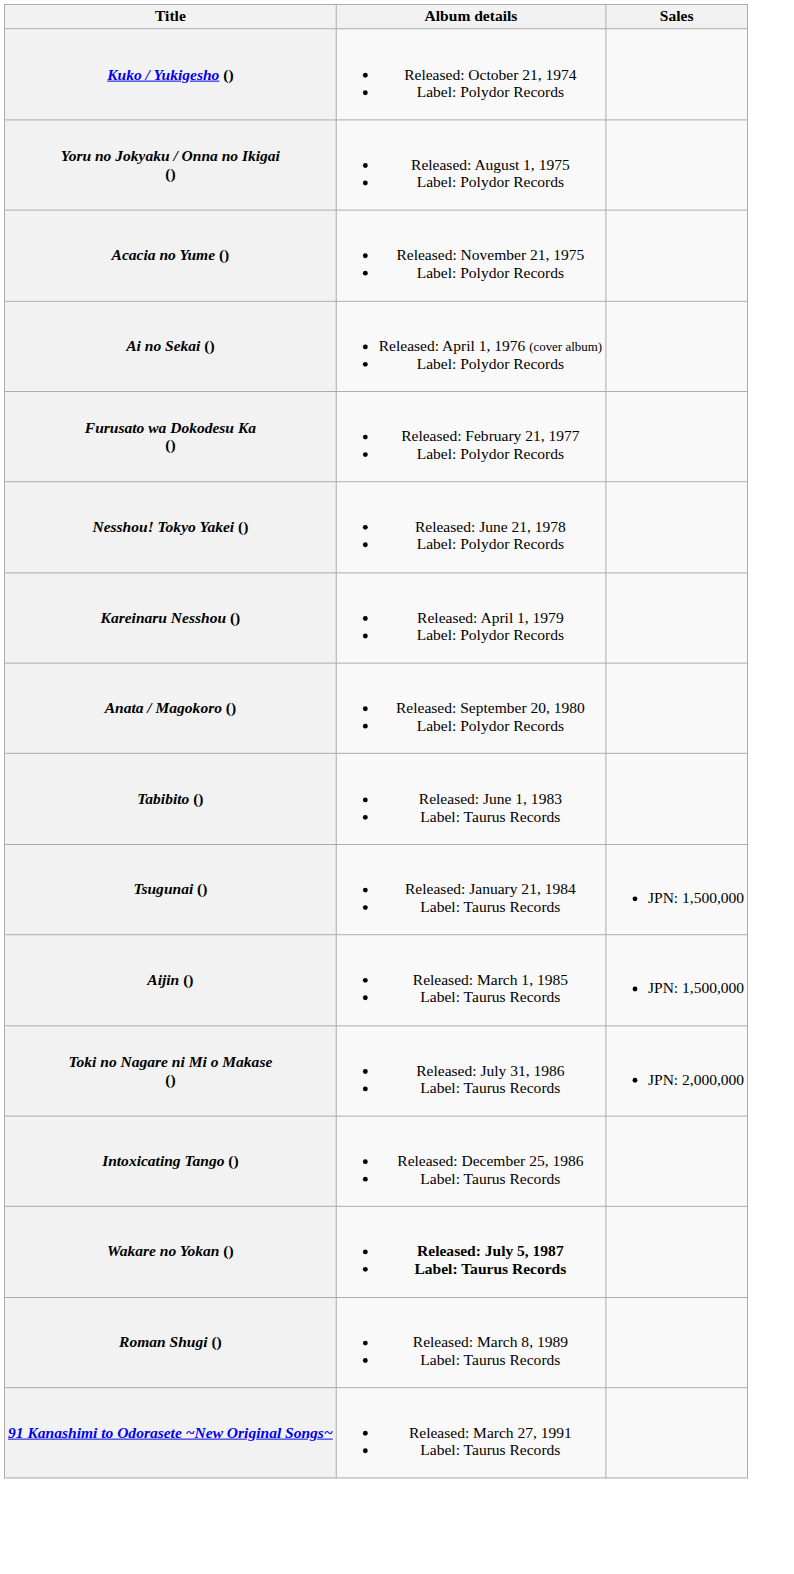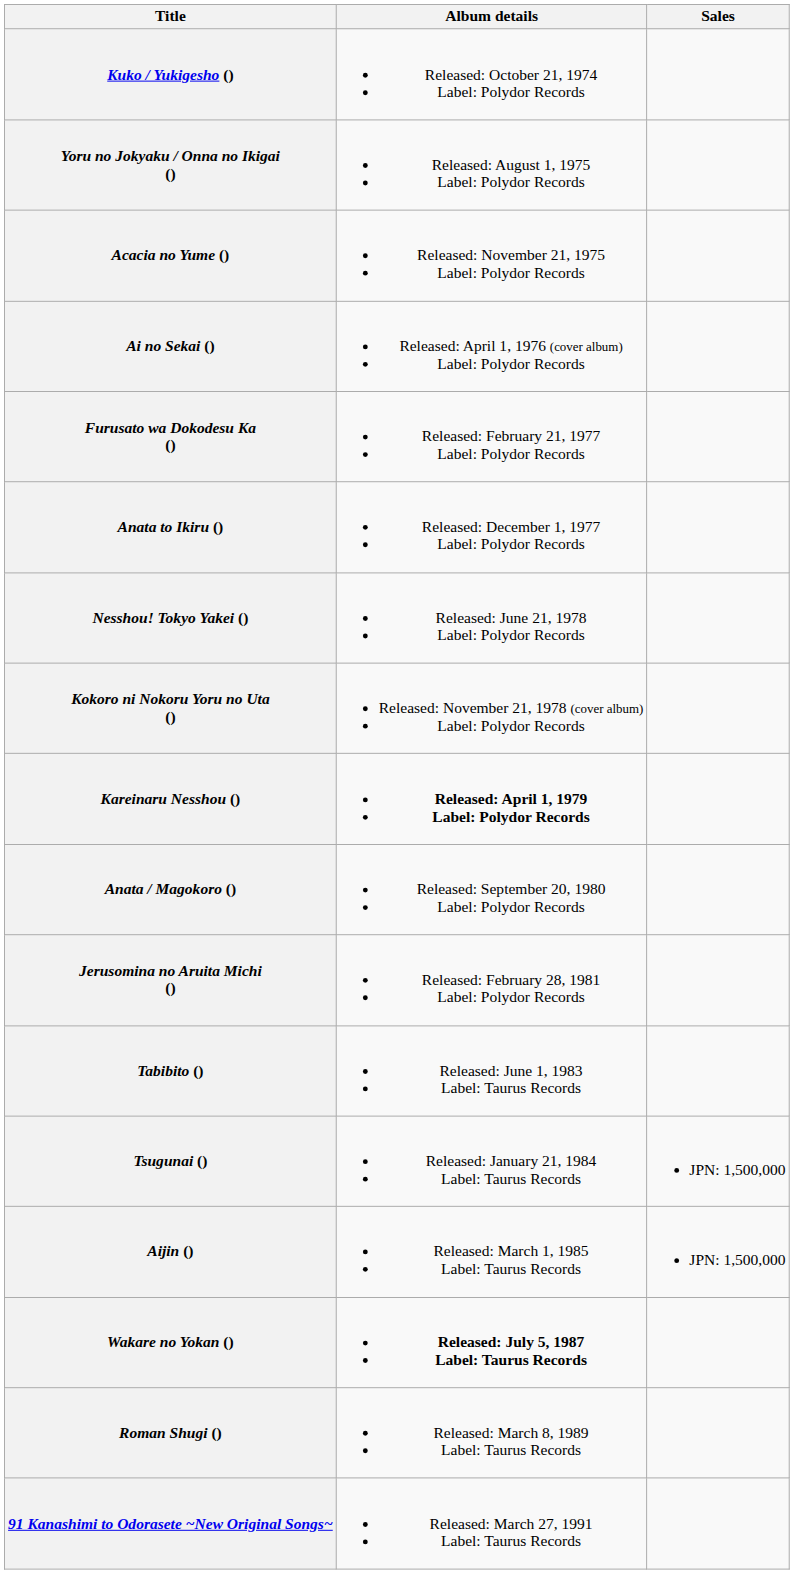+ row: (170, 527)
+ row: (170, 708)
(471, 627) normal -> (492, 808) bold
+ row: (170, 980)
- row: (170, 1070)
- row: (170, 1161)
